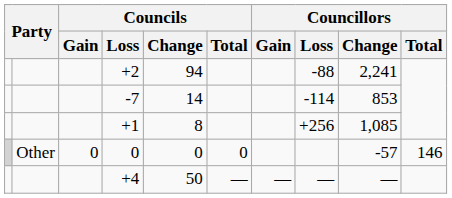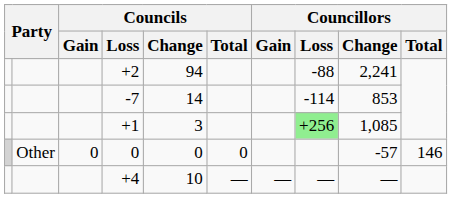(199, 125) 8 -> (199, 125) 3
(317, 125) no background -> (317, 125) lightgreen background
(194, 179) 50 -> (194, 179) 10
